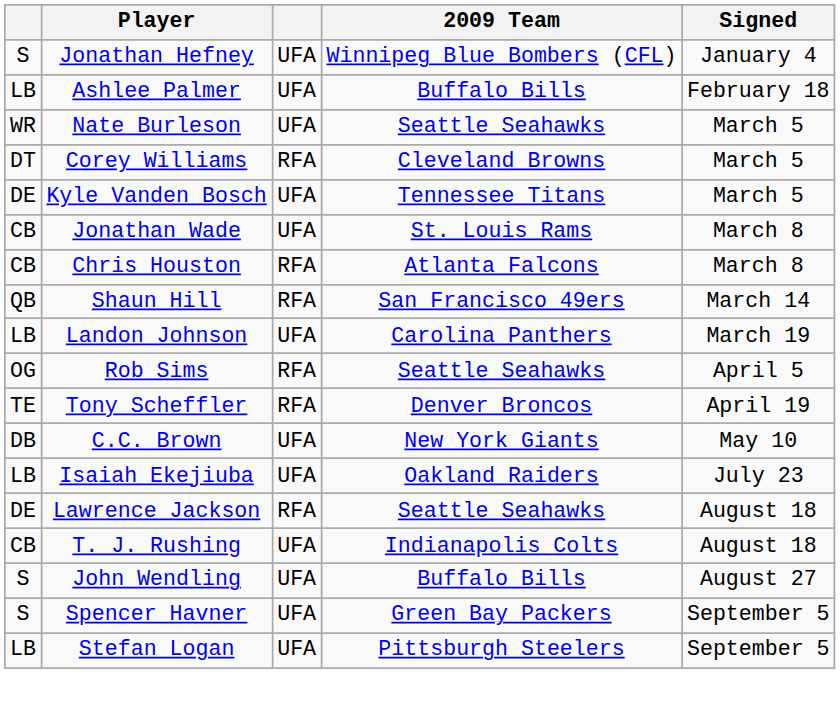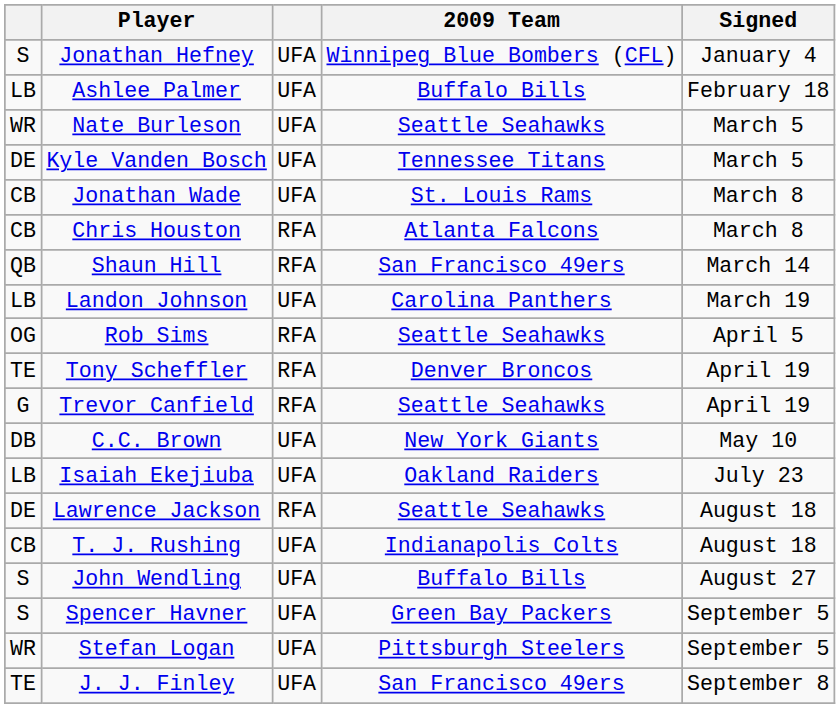- row: (157, 162)
+ row: (157, 406)
(23, 651) LB -> (23, 651) WR
+ row: (157, 686)
